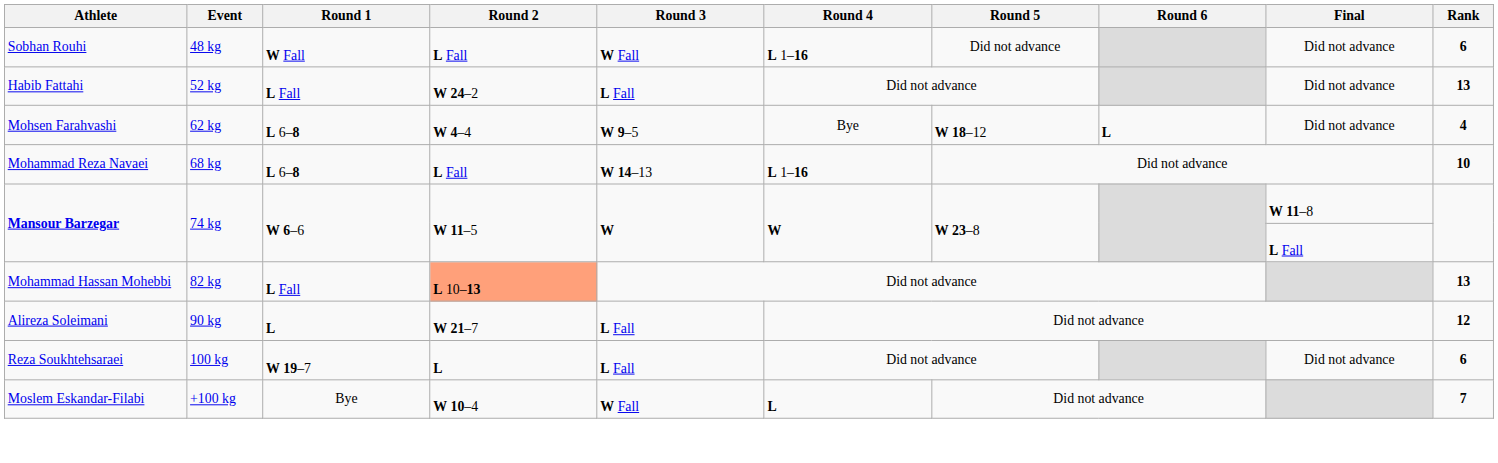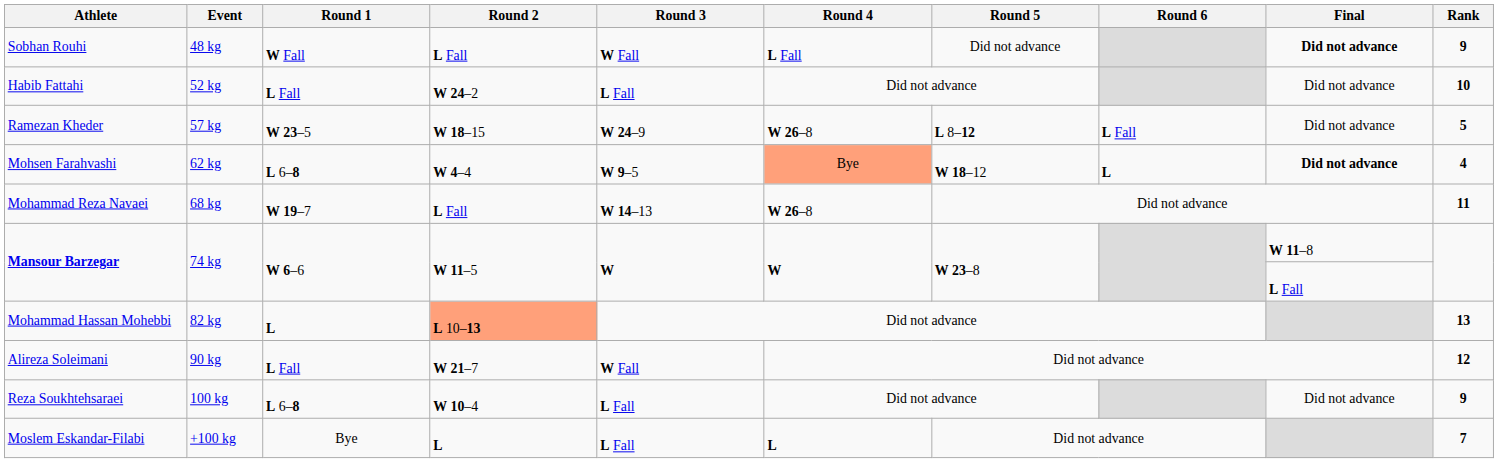(788, 55) L 1–16 -> (785, 55) L Fall
(1349, 47) normal -> (1349, 47) bold
(1463, 47) 6 -> (1463, 47) 9
(1463, 86) 13 -> (1463, 86) 10
+ row: (55, 125)
(848, 125) no background -> (848, 164) lightsalmon background
(1349, 125) normal -> (1349, 164) bold
(283, 172) L 6–8 -> (289, 211) W 19–7
(788, 172) L 1–16 -> (790, 211) W 26–8
(1463, 164) 10 -> (1463, 203) 11
(283, 290) L Fall -> (271, 329) L
(271, 329) L -> (283, 368) L Fall
(617, 329) L Fall -> (620, 368) W Fall
(289, 368) W 19–7 -> (283, 407) L 6–8
(438, 368) L -> (456, 407) W 10–4
(1463, 360) 6 -> (1463, 399) 9
(456, 407) W 10–4 -> (438, 446) L
(620, 407) W Fall -> (617, 446) L Fall
